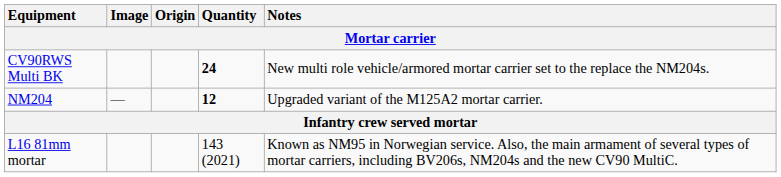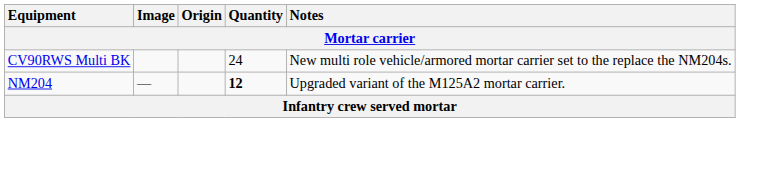(209, 68) bold -> (236, 60) normal
- row: (39, 152)
